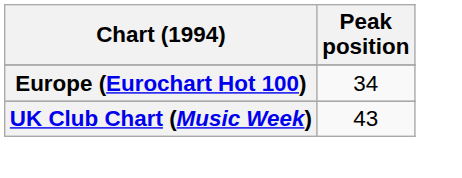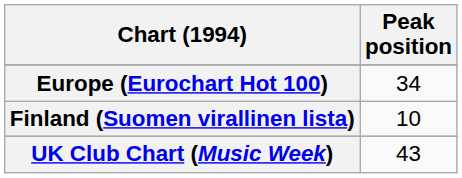+ row: (182, 118)
